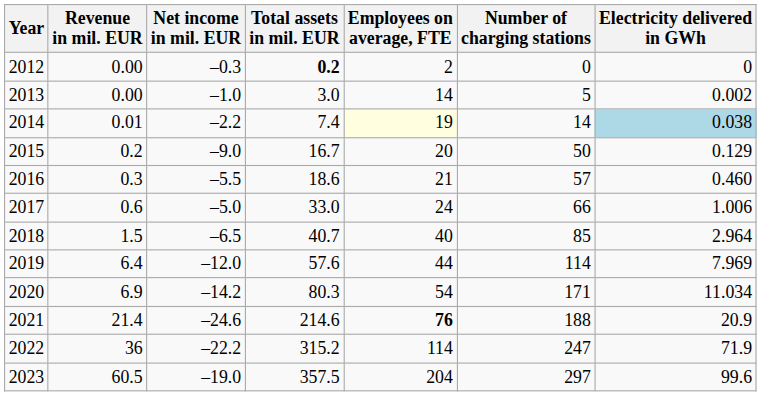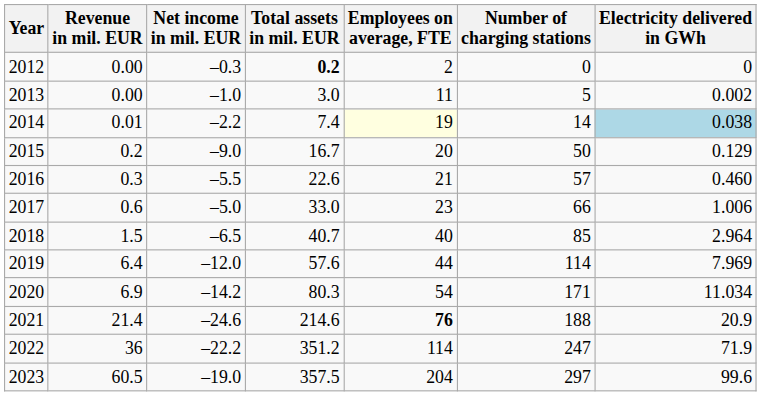(444, 94) 14 -> (444, 94) 11
(324, 179) 18.6 -> (324, 179) 22.6
(444, 207) 24 -> (444, 207) 23
(320, 348) 315.2 -> (320, 348) 351.2
